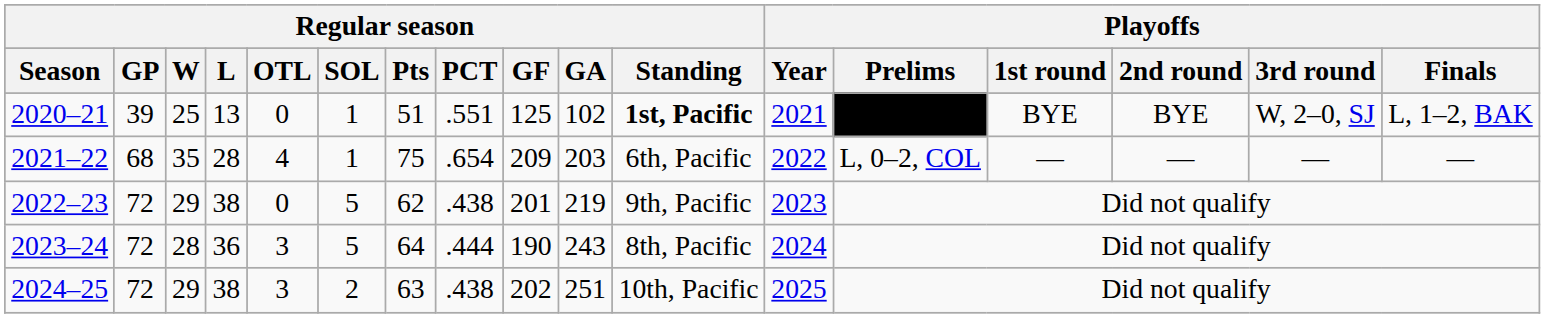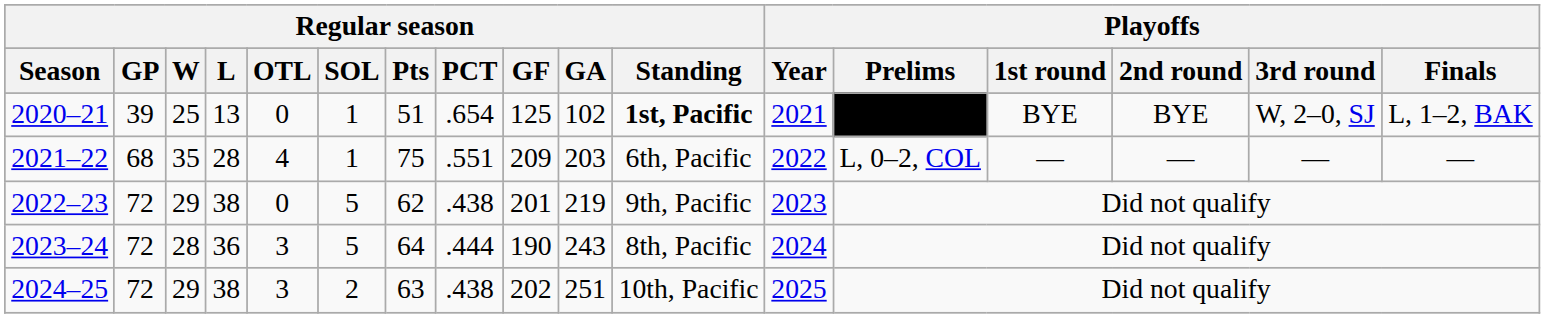(470, 114) .551 -> (470, 114) .654
(470, 158) .654 -> (470, 158) .551
